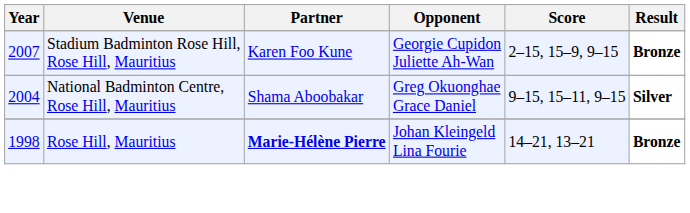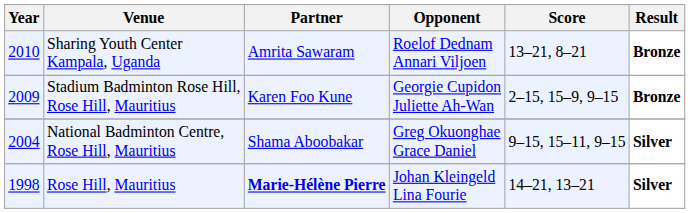+ row: (115, 52)
(24, 52) 2007 -> (24, 97) 2009
(657, 141) Bronze -> (652, 186) Silver
